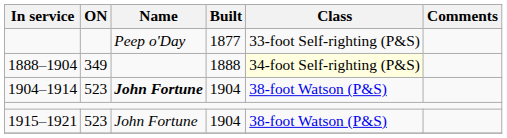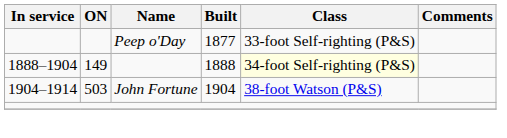(96, 65) 349 -> (96, 65) 149
(96, 89) 523 -> (96, 89) 503
(159, 89) bold -> (156, 89) normal
- row: (43, 121)
